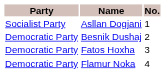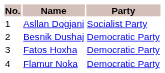columns swapped: (152, 10) <-> (42, 10)
